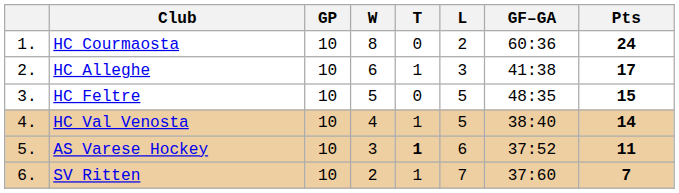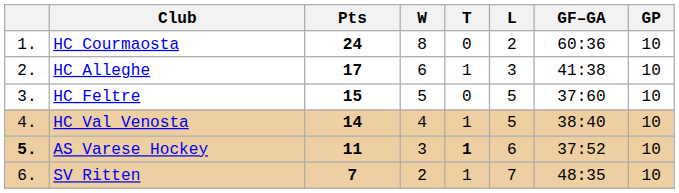columns swapped: (328, 18) <-> (626, 18)
(532, 97) 48:35 -> (581, 97) 37:60
(27, 149) normal -> (27, 149) bold
(532, 175) 37:60 -> (581, 175) 48:35
